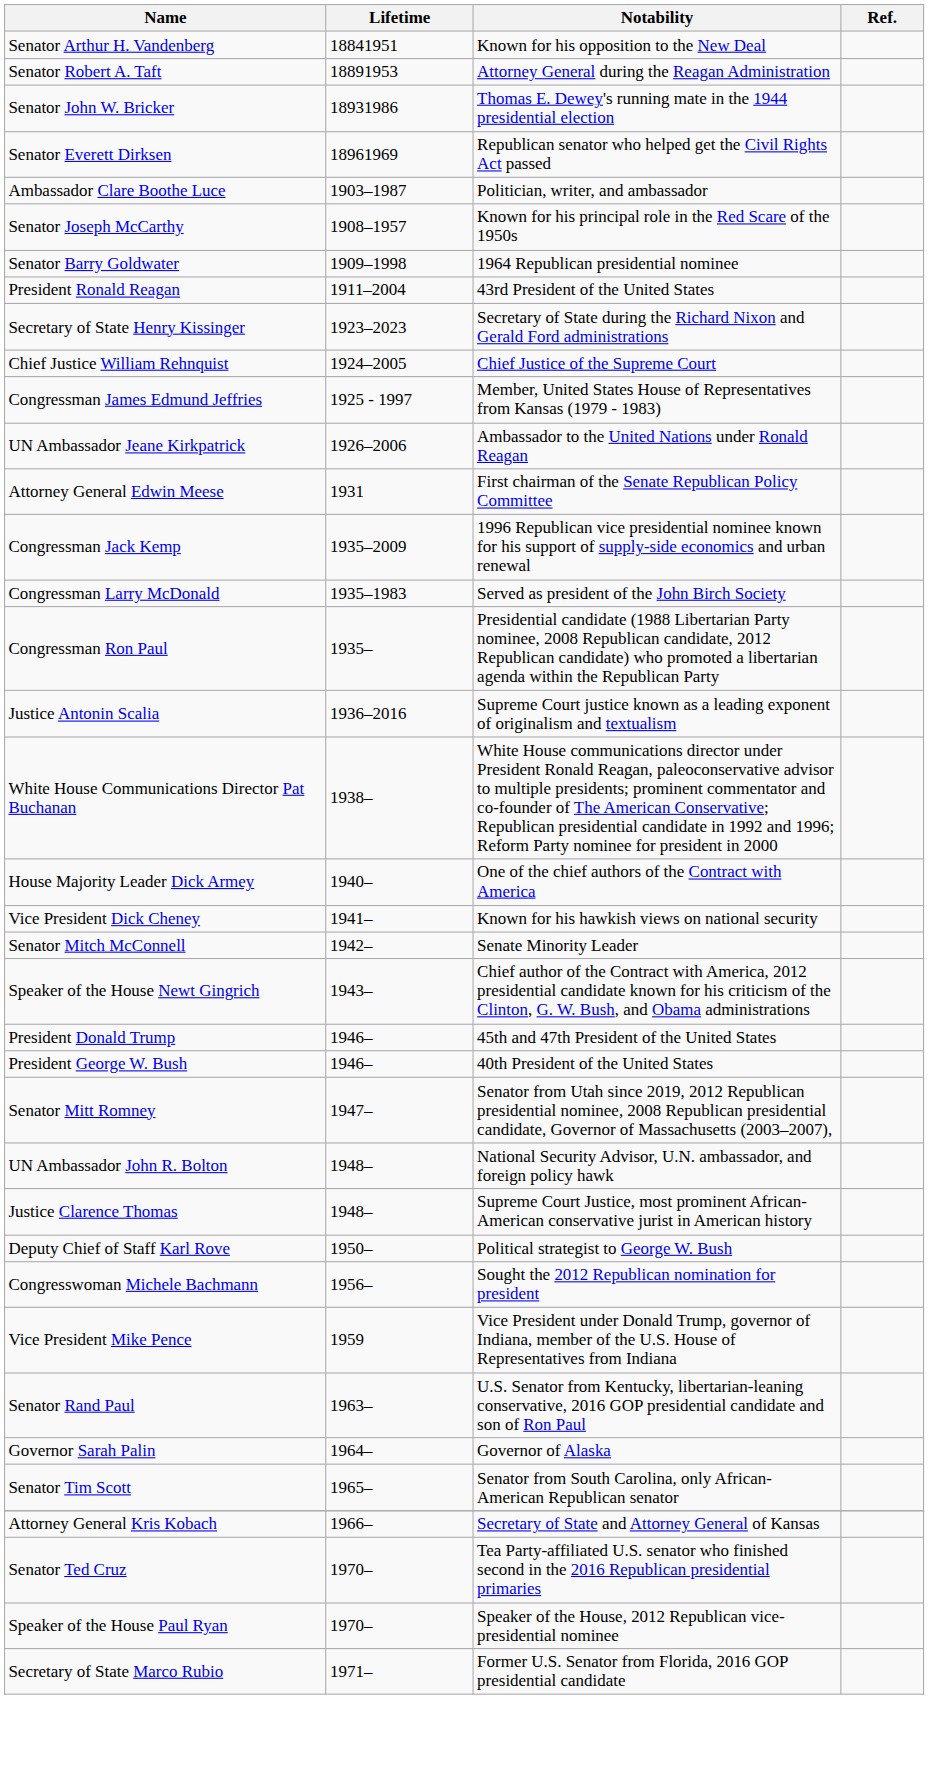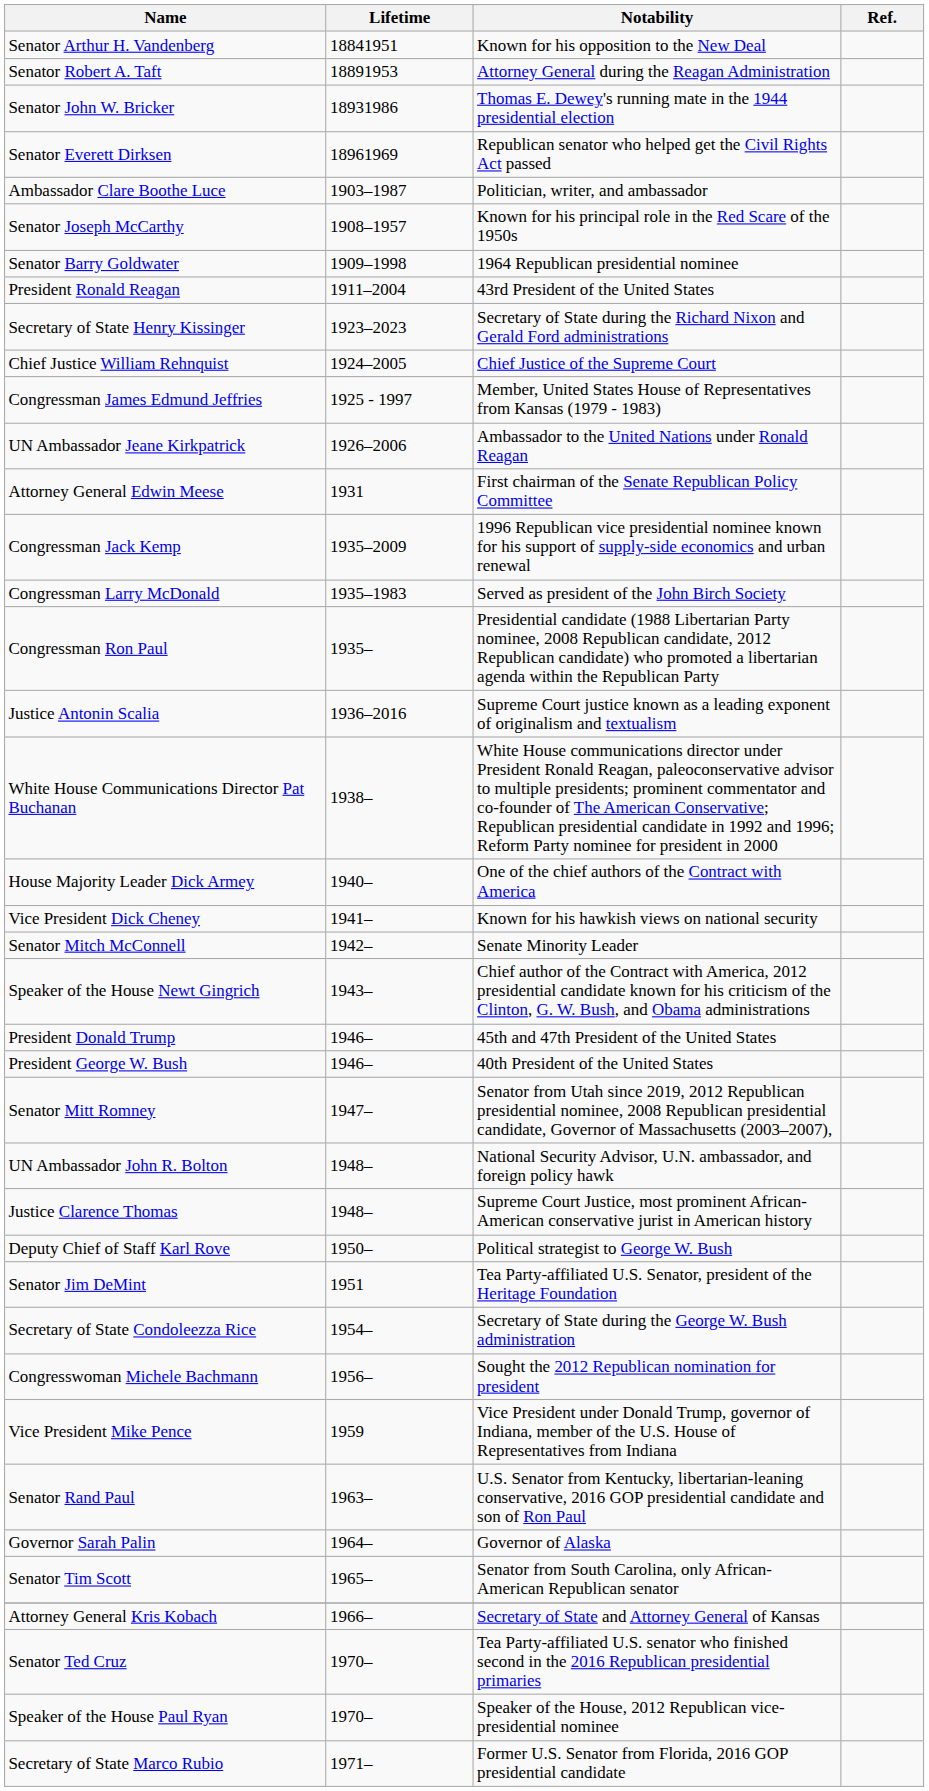+ row: (77, 1284)
+ row: (132, 1330)
